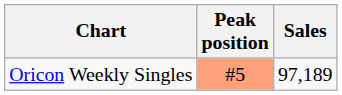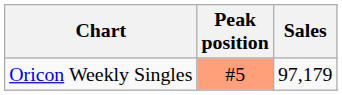(305, 74) 97,189 -> (305, 74) 97,179
